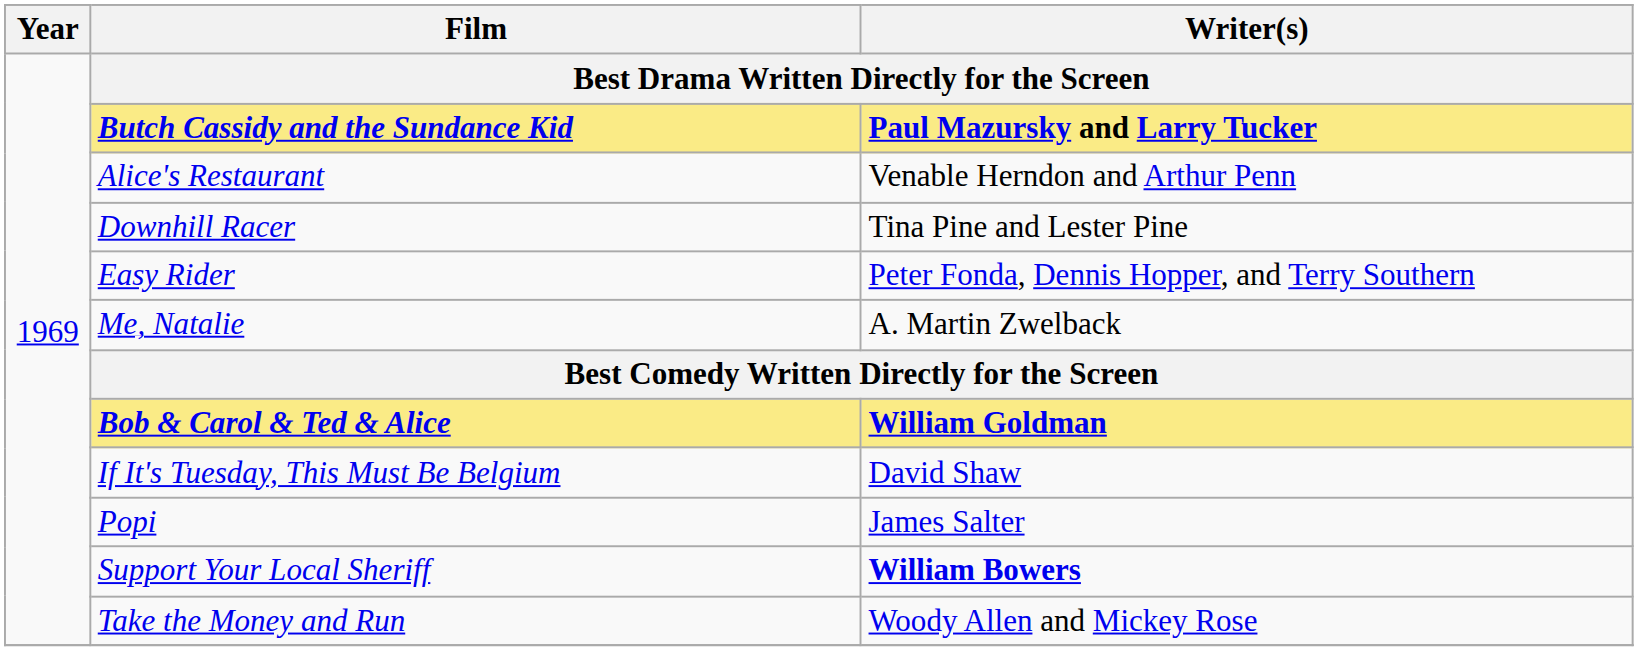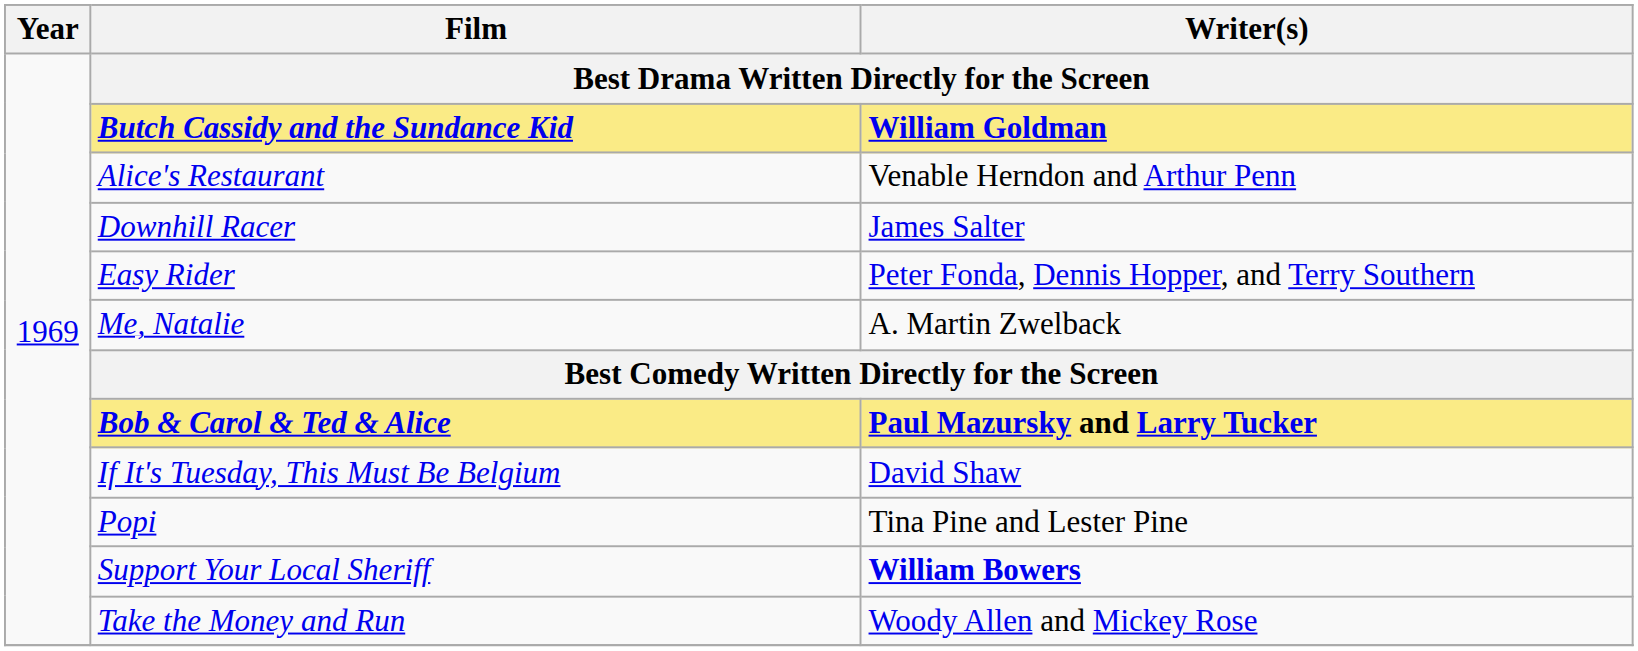(1093, 127) Paul Mazursky and Larry Tucker -> (988, 127) William Goldman
(1028, 226) Tina Pine and Lester Pine -> (947, 226) James Salter
(988, 422) William Goldman -> (1093, 422) Paul Mazursky and Larry Tucker
(947, 521) James Salter -> (1028, 521) Tina Pine and Lester Pine
